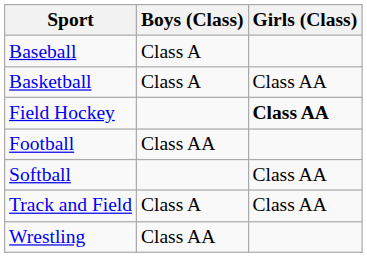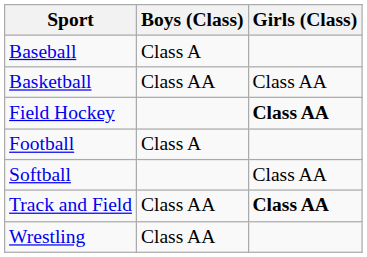(171, 81) Class A -> (178, 81) Class AA
(178, 143) Class AA -> (171, 143) Class A
(171, 205) Class A -> (178, 205) Class AA
(290, 205) normal -> (291, 205) bold
